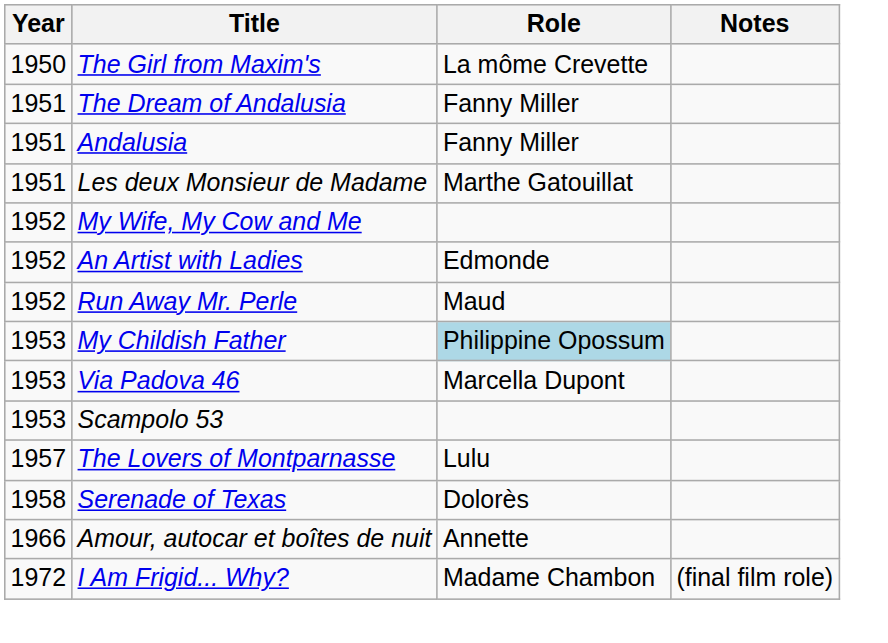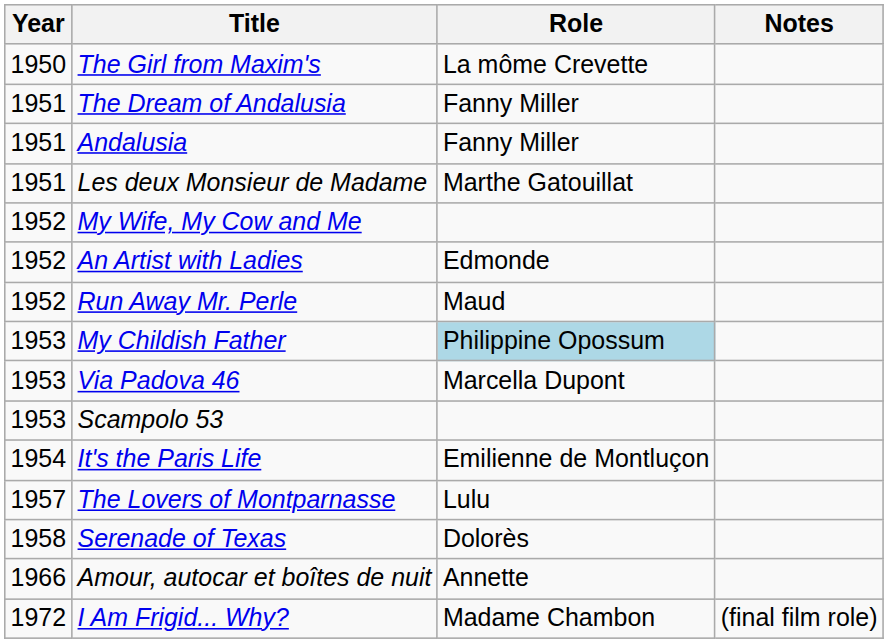+ row: (169, 459)
